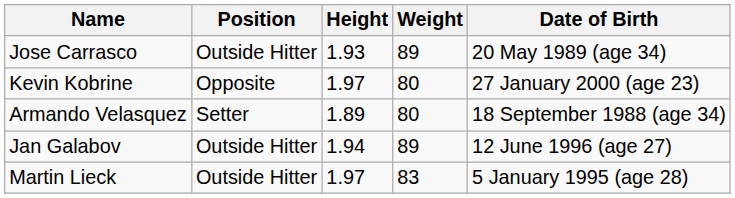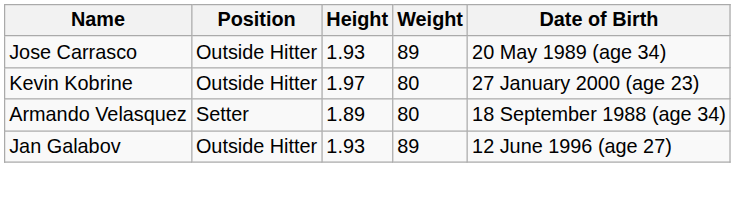(236, 83) Opposite -> (257, 83) Outside Hitter
(346, 146) 1.94 -> (346, 146) 1.93
- row: (63, 177)
